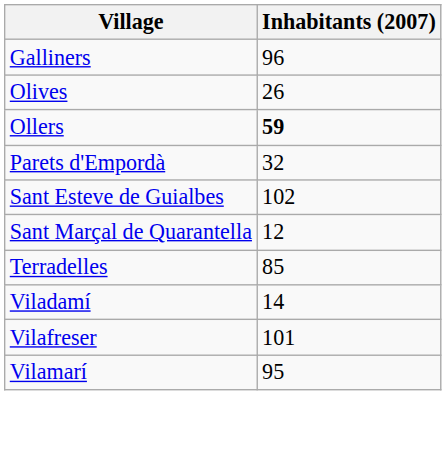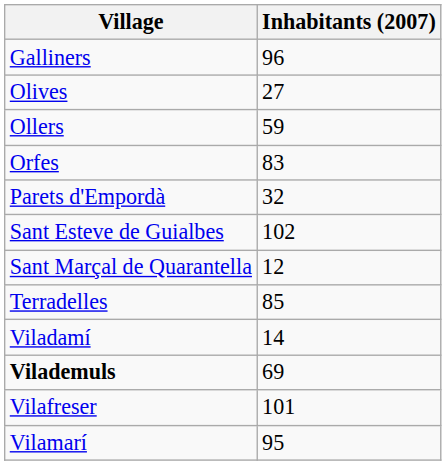(273, 92) 26 -> (273, 92) 27
(273, 127) bold -> (273, 127) normal
+ row: (34, 162)
+ row: (63, 372)
